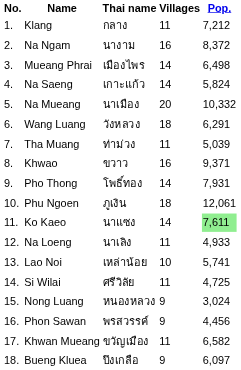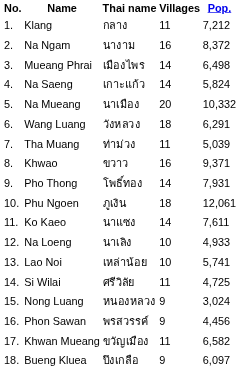(216, 222) lightgreen background -> (216, 222) no background
(165, 242) 11 -> (165, 242) 10
